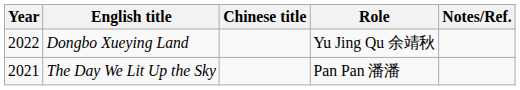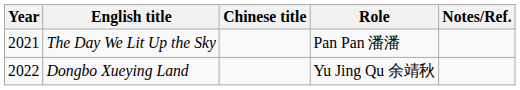rows swapped: (131, 71) <-> (118, 43)
